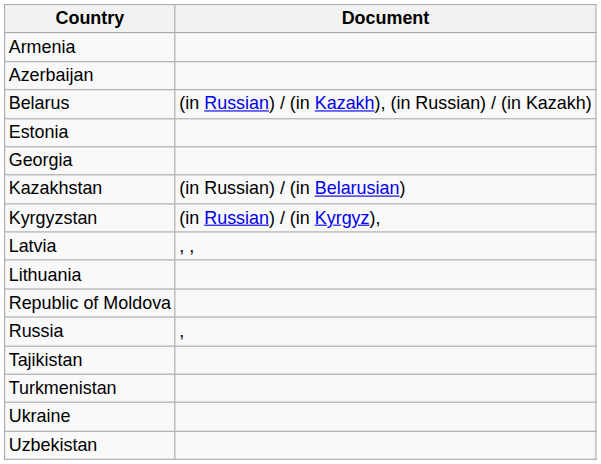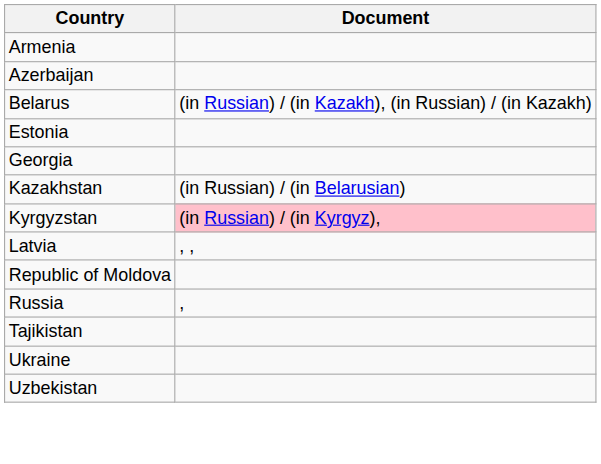(280, 217) no background -> (280, 217) pink background
- row: (45, 274)
- row: (63, 388)
